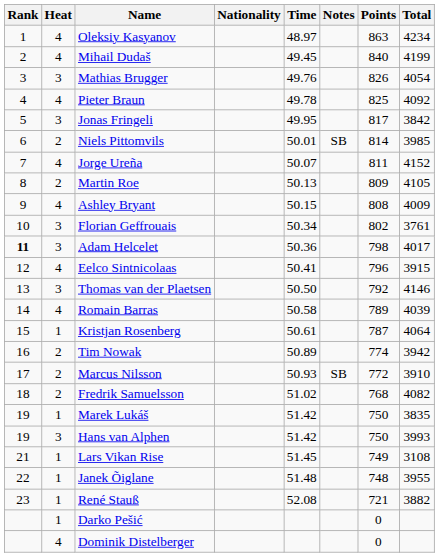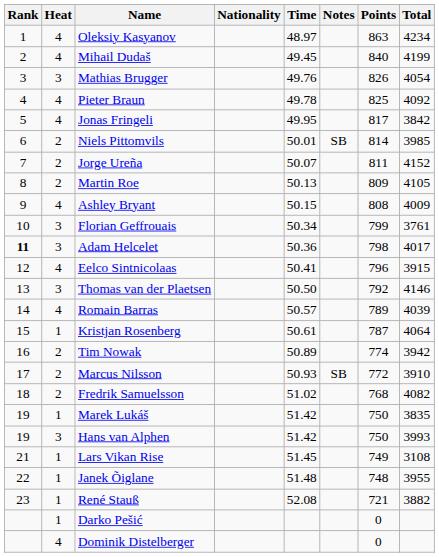(58, 120) 3 -> (58, 120) 4
(58, 162) 4 -> (58, 162) 2
(378, 225) 802 -> (378, 225) 799
(302, 309) 50.58 -> (302, 309) 50.57
